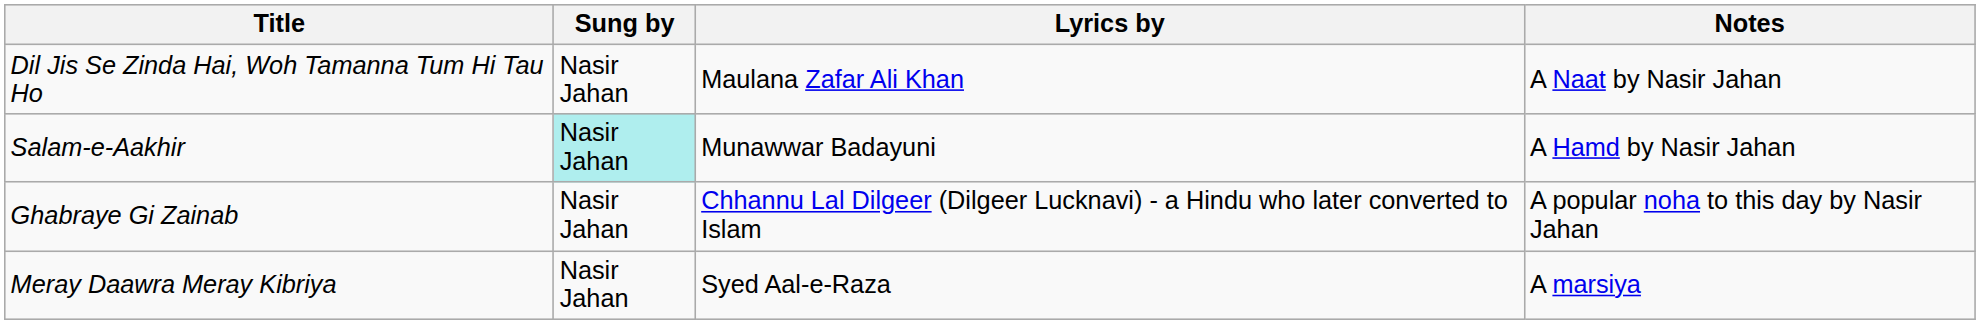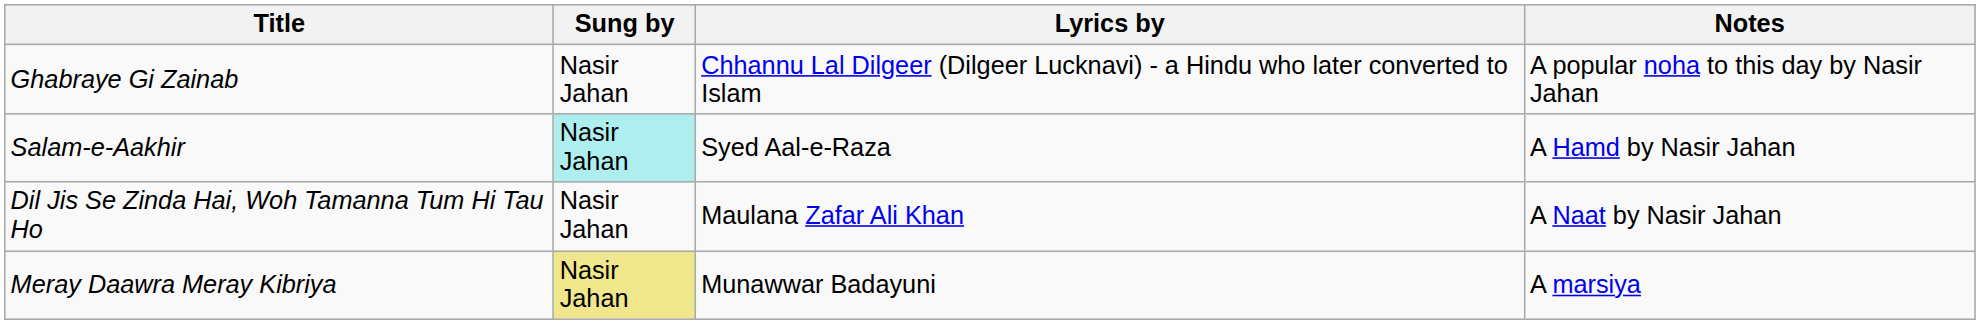rows swapped: (124, 215) <-> (277, 78)
(819, 147) Munawwar Badayuni -> (796, 147) Syed Aal-e-Raza
(594, 284) no background -> (594, 284) khaki background
(796, 284) Syed Aal-e-Raza -> (819, 284) Munawwar Badayuni
